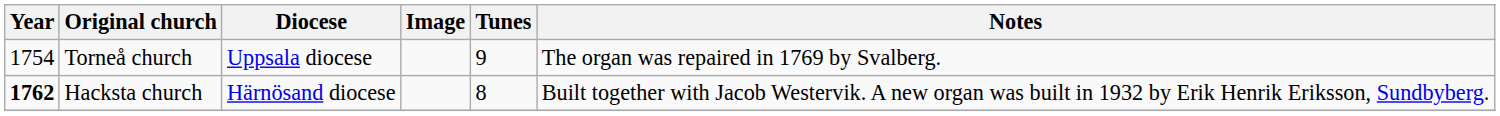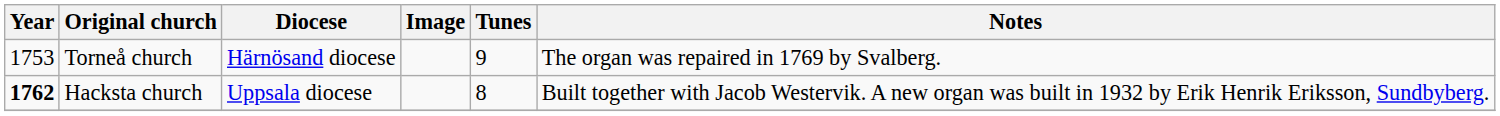(32, 57) 1754 -> (32, 57) 1753
(300, 57) Uppsala diocese -> (311, 57) Härnösand diocese
(311, 92) Härnösand diocese -> (300, 92) Uppsala diocese
